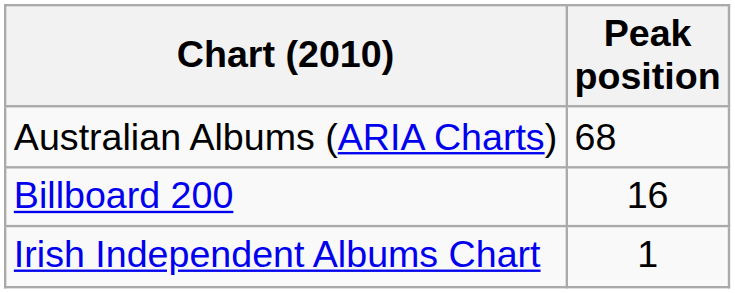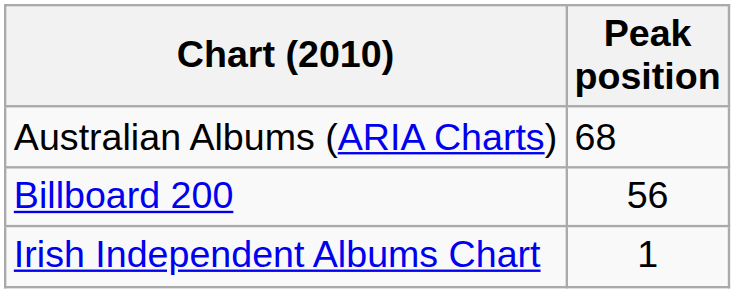(648, 195) 16 -> (648, 195) 56
